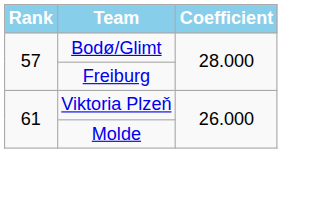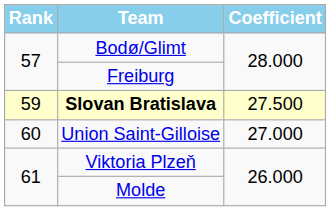+ row: (141, 104)
+ row: (141, 133)
